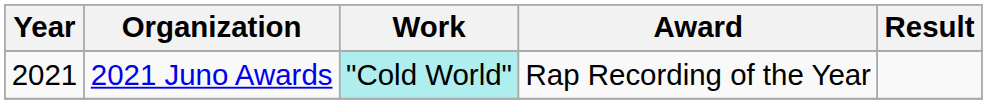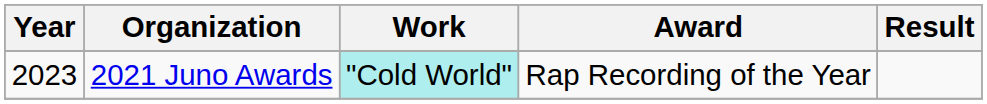(44, 74) 2021 -> (44, 74) 2023
